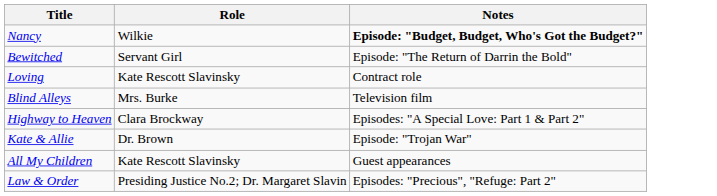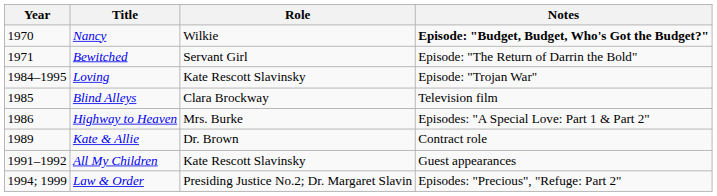+ column: (37, 14)
(387, 77) Contract role -> (478, 77) Episode: "Trojan War"
(148, 98) Mrs. Burke -> (226, 98) Clara Brockway
(160, 118) Clara Brockway -> (213, 118) Mrs. Burke
(412, 139) Episode: "Trojan War" -> (453, 139) Contract role
